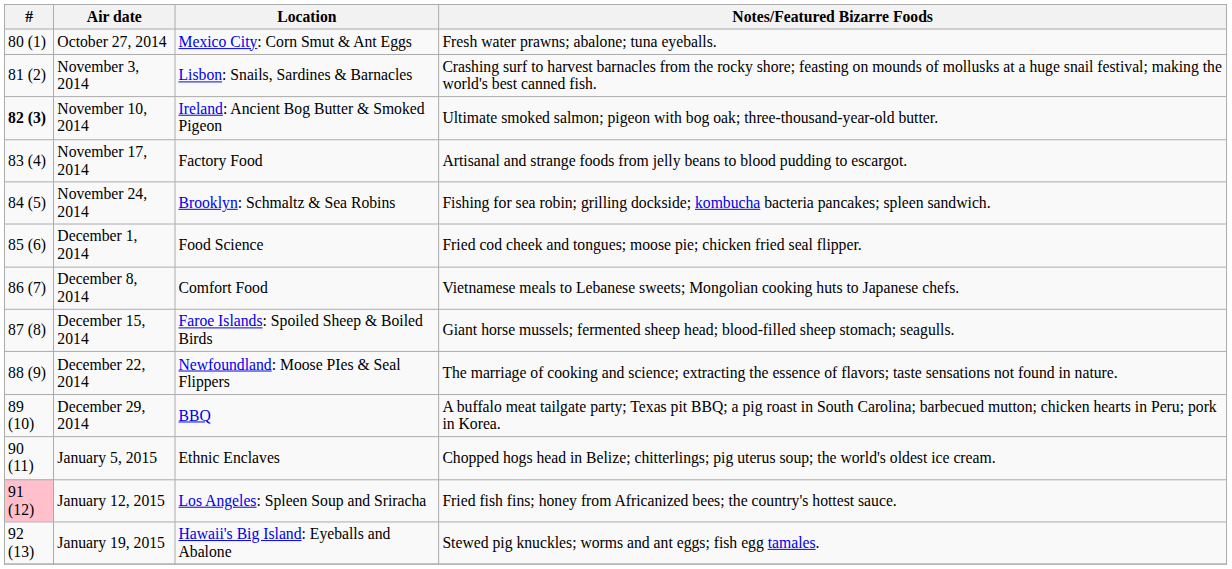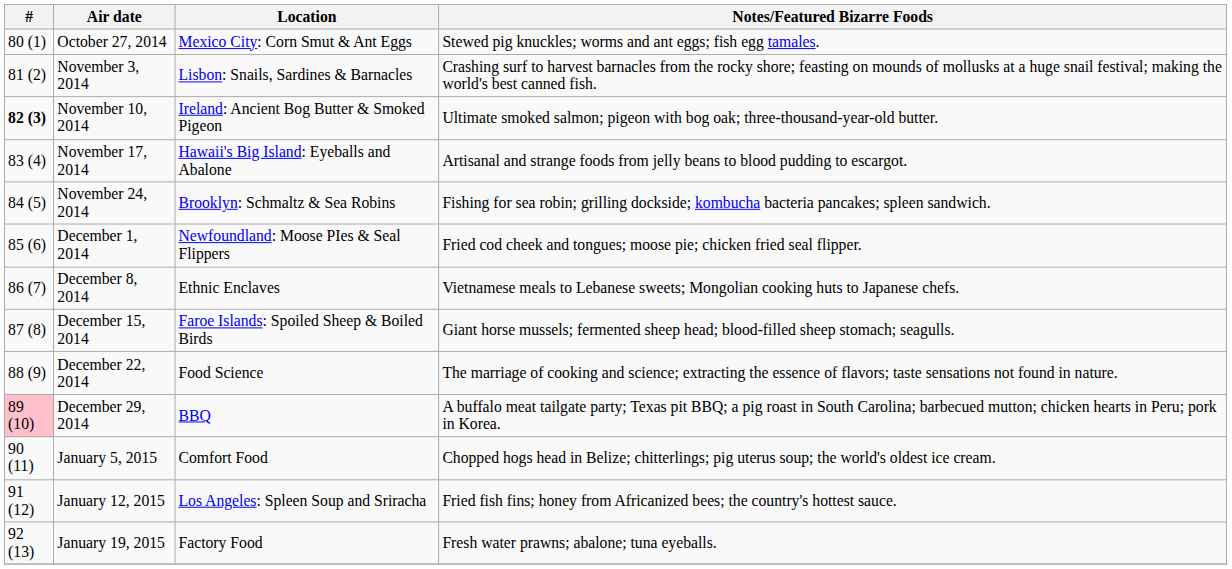(580, 41) Fresh water prawns; abalone; tuna eyeballs. -> (631, 41) Stewed pig knuckles; worms and ant eggs; fish egg tamales.
(221, 160) Factory Food -> (284, 160) Hawaii's Big Island: Eyeballs and Abalone
(221, 245) Food Science -> (290, 245) Newfoundland: Moose PIes & Seal Flippers
(223, 288) Comfort Food -> (229, 288) Ethnic Enclaves
(290, 373) Newfoundland: Moose PIes & Seal Flippers -> (221, 373) Food Science
(21, 415) no background -> (21, 415) pink background
(229, 458) Ethnic Enclaves -> (223, 458) Comfort Food
(21, 500) pink background -> (21, 500) no background
(284, 543) Hawaii's Big Island: Eyeballs and Abalone -> (221, 543) Factory Food
(631, 543) Stewed pig knuckles; worms and ant eggs; fish egg tamales. -> (580, 543) Fresh water prawns; abalone; tuna eyeballs.
